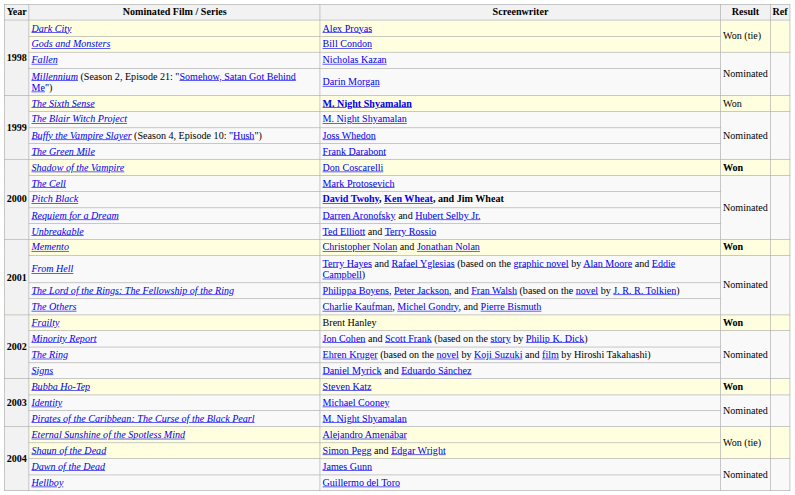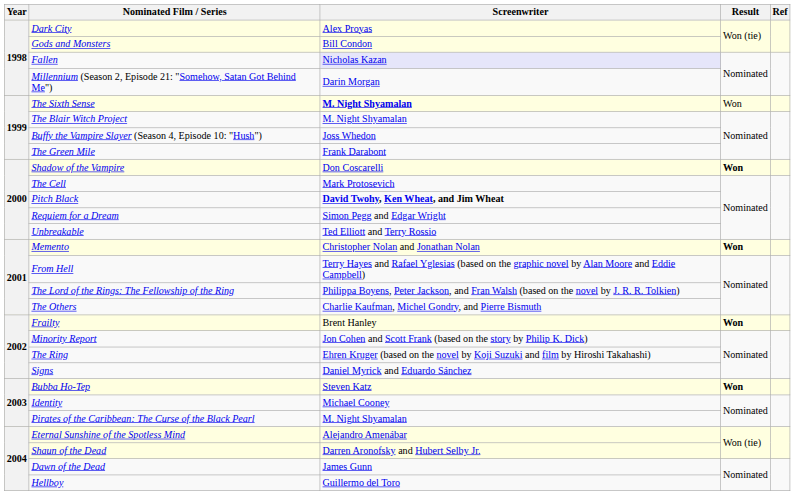(355, 60) no background -> (355, 60) lavender background
(402, 215) Darren Aronofsky and Hubert Selby Jr. -> (384, 215) Simon Pegg and Edgar Wright
(384, 450) Simon Pegg and Edgar Wright -> (402, 450) Darren Aronofsky and Hubert Selby Jr.
